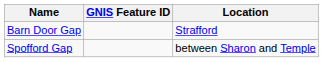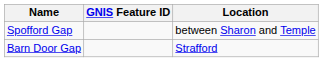rows swapped: (44, 30) <-> (40, 48)
